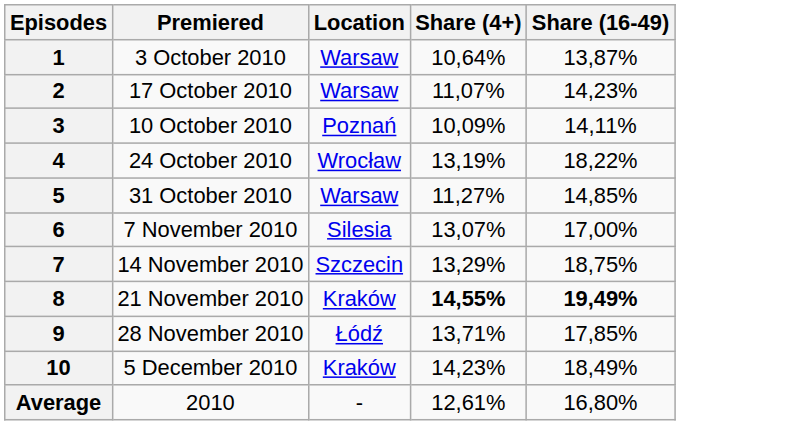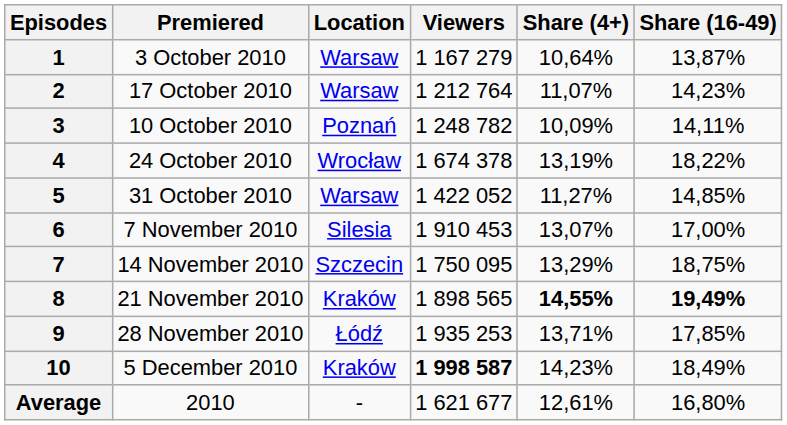+ column: (464, 22)
